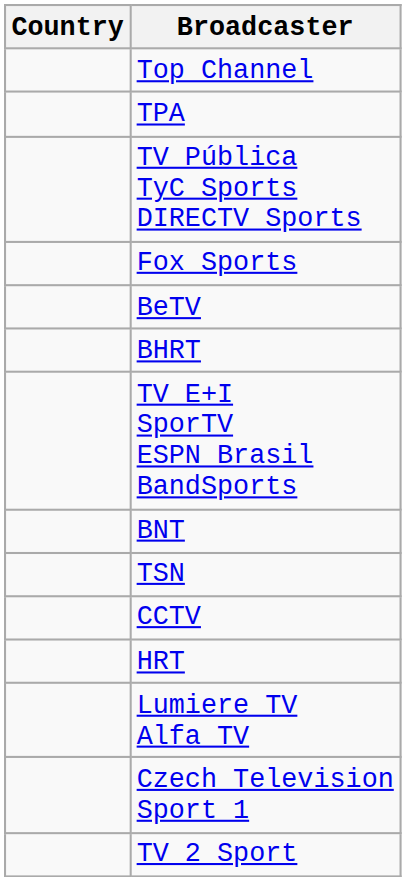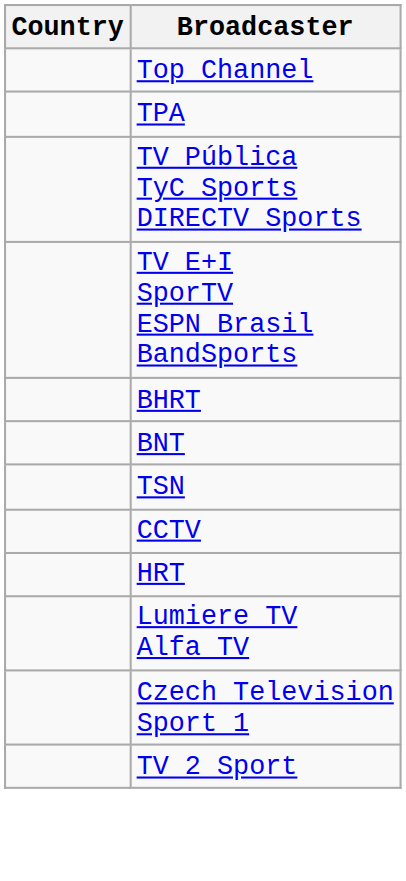- row: (217, 263)
- row: (169, 307)
rows swapped: (169, 351) <-> (225, 441)
